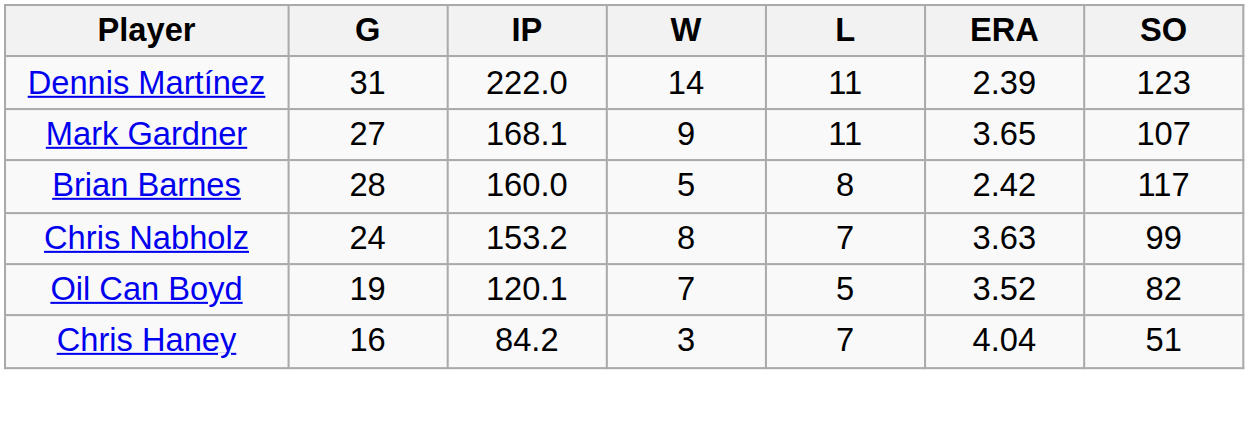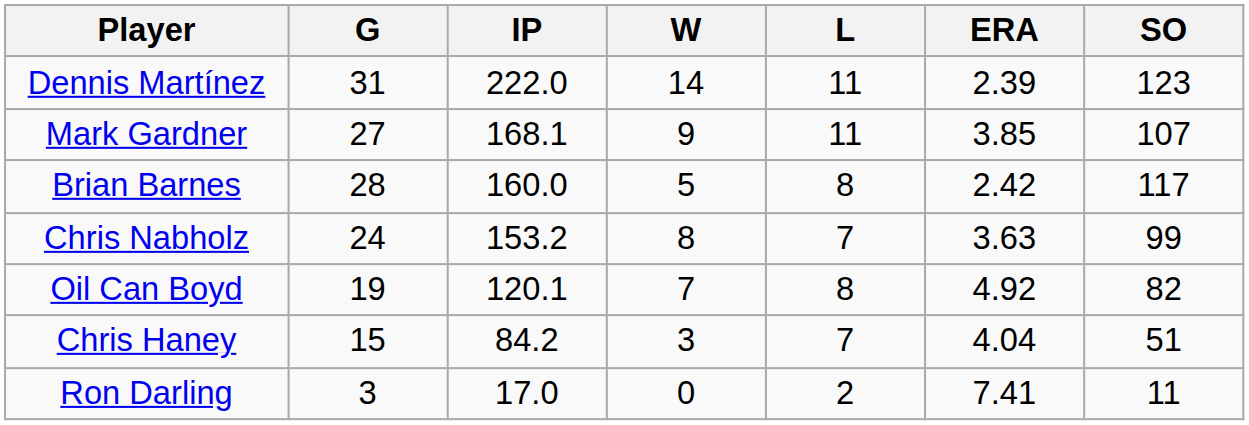(1004, 133) 3.65 -> (1004, 133) 3.85
(845, 289) 5 -> (845, 289) 8
(1004, 289) 3.52 -> (1004, 289) 4.92
(368, 340) 16 -> (368, 340) 15
+ row: (147, 392)
